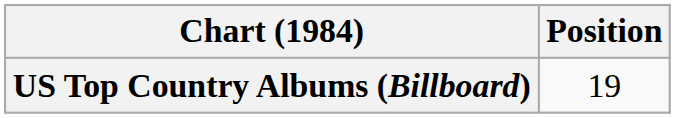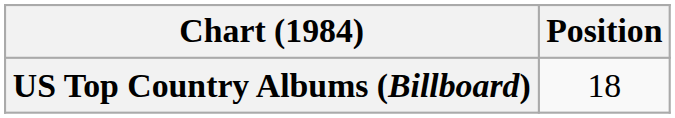(604, 84) 19 -> (604, 84) 18
